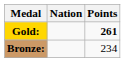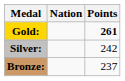+ row: (26, 48)
(109, 48) 234 -> (109, 66) 237
